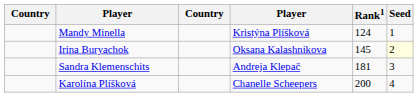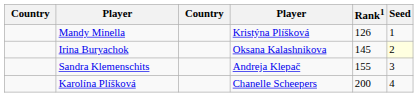(363, 32) 124 -> (363, 32) 126
(363, 66) 181 -> (363, 66) 155
